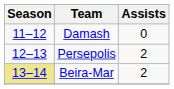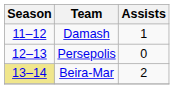(144, 34) 0 -> (144, 34) 1
(144, 53) 2 -> (144, 53) 0
